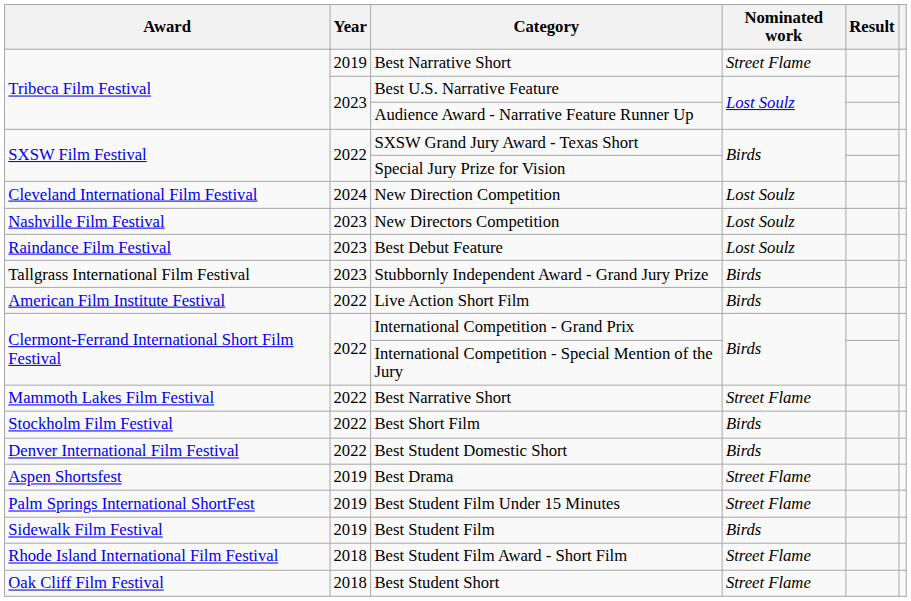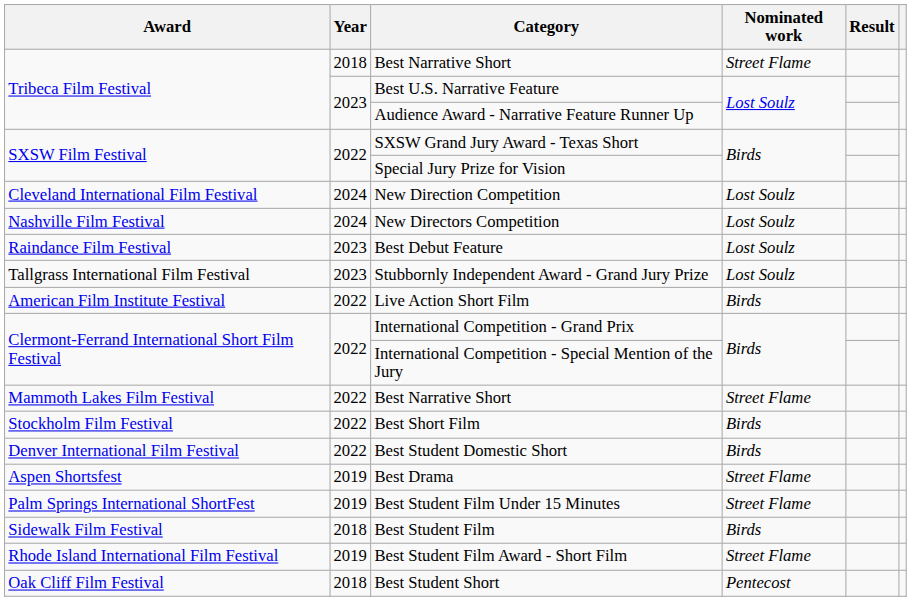(350, 62) 2019 -> (350, 62) 2018
(350, 221) 2023 -> (350, 221) 2024
(744, 273) Birds -> (760, 273) Lost Soulz
(350, 530) 2019 -> (350, 530) 2018
(350, 556) 2018 -> (350, 556) 2019
(768, 582) Street Flame -> (758, 582) Pentecost
